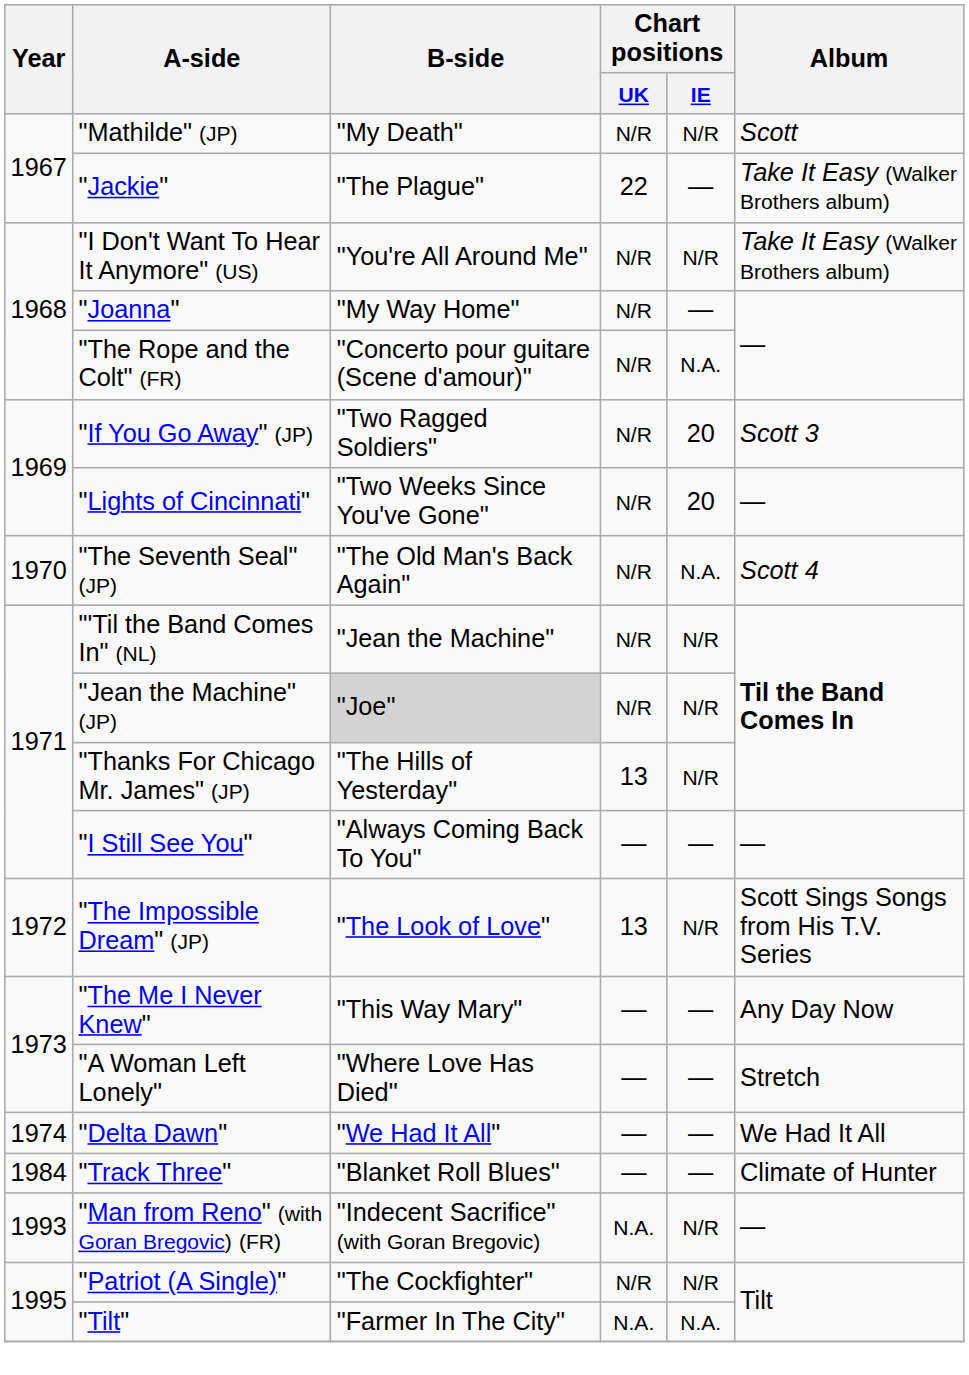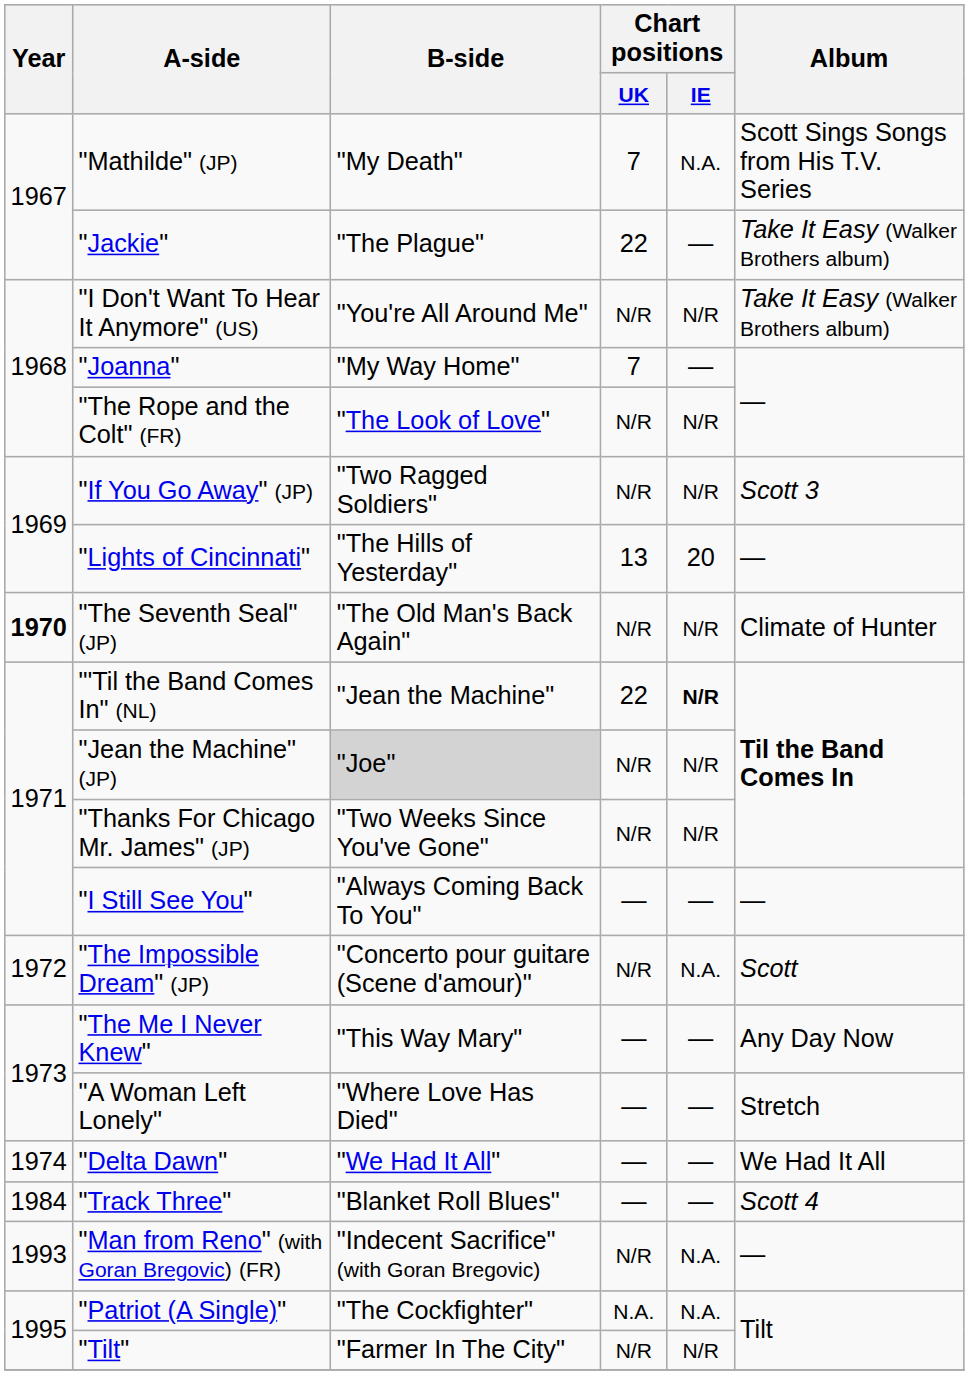(634, 134) N/R -> (634, 161) 7
(701, 134) N/R -> (701, 163) N.A.
(769, 133) Scott -> (843, 161) Scott Sings Songs from His T.V. Series
(634, 311) N/R -> (634, 367) 7
(463, 364) "Concerto pour guitare (Scene d'amour)" -> (443, 421) "The Look of Love"
(701, 366) N.A. -> (701, 423) N/R
(701, 433) 20 -> (701, 491) N/R
(441, 501) "Two Weeks Since You've Gone" -> (404, 558) "The Hills of Yesterday"
(634, 503) N/R -> (634, 558) 13
(39, 570) normal -> (39, 627) bold
(701, 571) N.A. -> (701, 628) N/R
(779, 570) Scott 4 -> (838, 627) Climate of Hunter
(634, 640) N/R -> (634, 695) 22
(701, 640) normal -> (701, 695) bold
(404, 775) "The Hills of Yesterday" -> (441, 832) "Two Weeks Since You've Gone"
(634, 775) 13 -> (634, 834) N/R
(443, 927) "The Look of Love" -> (463, 969) "Concerto pour guitare (Scene d'amour)"
(634, 927) 13 -> (634, 971) N/R
(701, 928) N/R -> (701, 971) N.A.
(843, 927) Scott Sings Songs from His T.V. Series -> (769, 969) Scott
(838, 1172) Climate of Hunter -> (779, 1201) Scott 4
(634, 1228) N.A. -> (634, 1257) N/R
(701, 1228) N/R -> (701, 1257) N.A.
(634, 1283) N/R -> (634, 1311) N.A.
(701, 1283) N/R -> (701, 1311) N.A.
(634, 1323) N.A. -> (634, 1351) N/R
(701, 1323) N.A. -> (701, 1351) N/R
